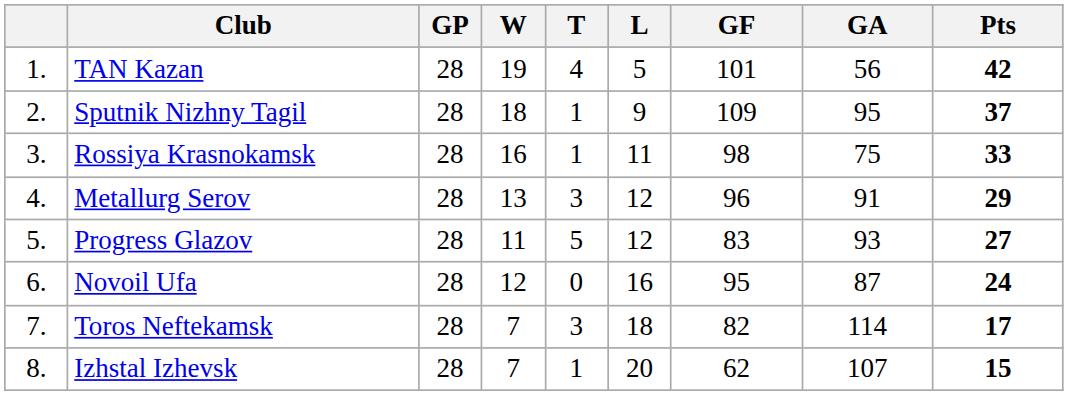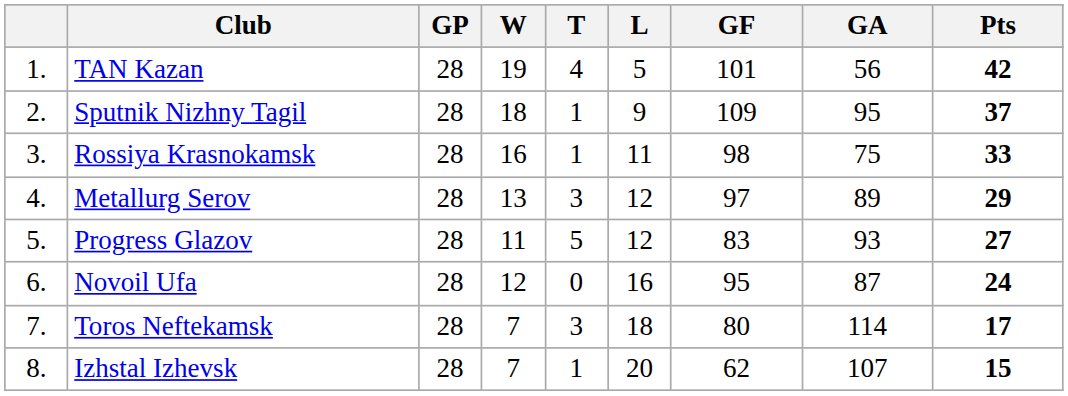(737, 197) 96 -> (737, 197) 97
(867, 197) 91 -> (867, 197) 89
(737, 326) 82 -> (737, 326) 80
